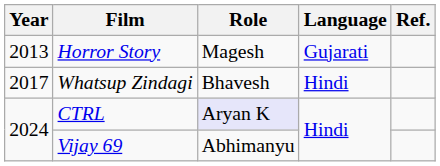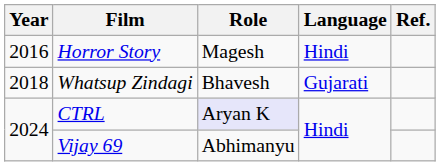(29, 51) 2013 -> (29, 51) 2016
(336, 51) Gujarati -> (326, 51) Hindi
(29, 82) 2017 -> (29, 82) 2018
(326, 82) Hindi -> (336, 82) Gujarati
